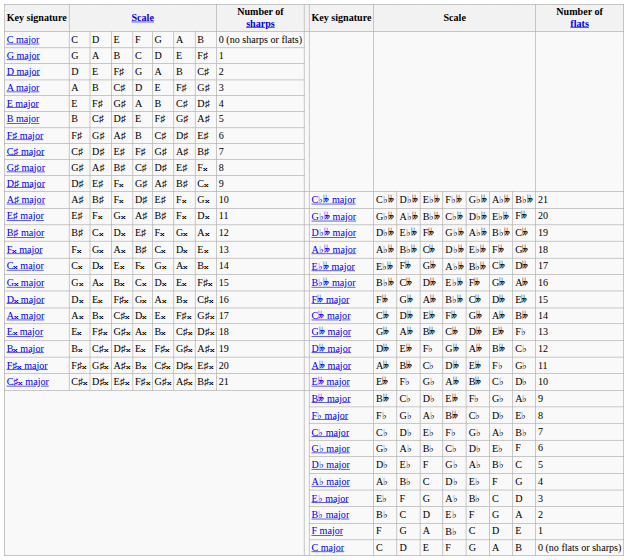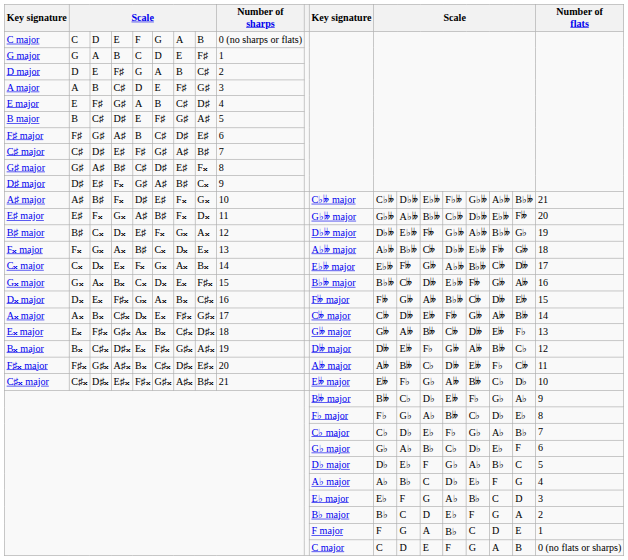(522, 233) C𝄫 -> (521, 233) G♭
(521, 365) G♭ -> (522, 365) C𝄫
